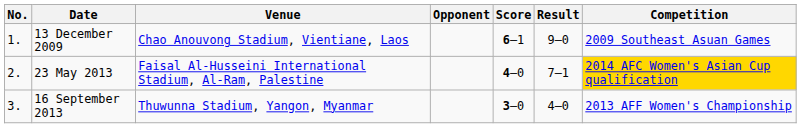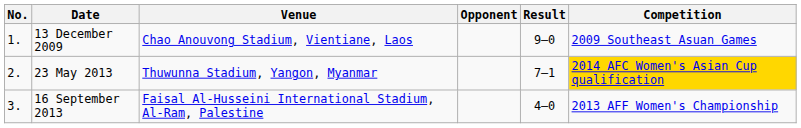- column: (513, 14)
(252, 73) Faisal Al-Husseini International Stadium, Al-Ram, Palestine -> (260, 73) Thuwunna Stadium, Yangon, Myanmar
(256, 106) Thuwunna Stadium, Yangon, Myanmar -> (288, 106) Faisal Al-Husseini International Stadium, Al-Ram, Palestine
